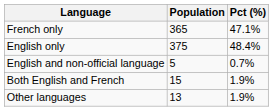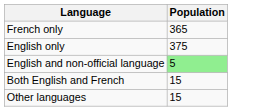- column: (248, 13)
(172, 64) no background -> (172, 64) lightgreen background
(175, 98) 13 -> (175, 98) 15
